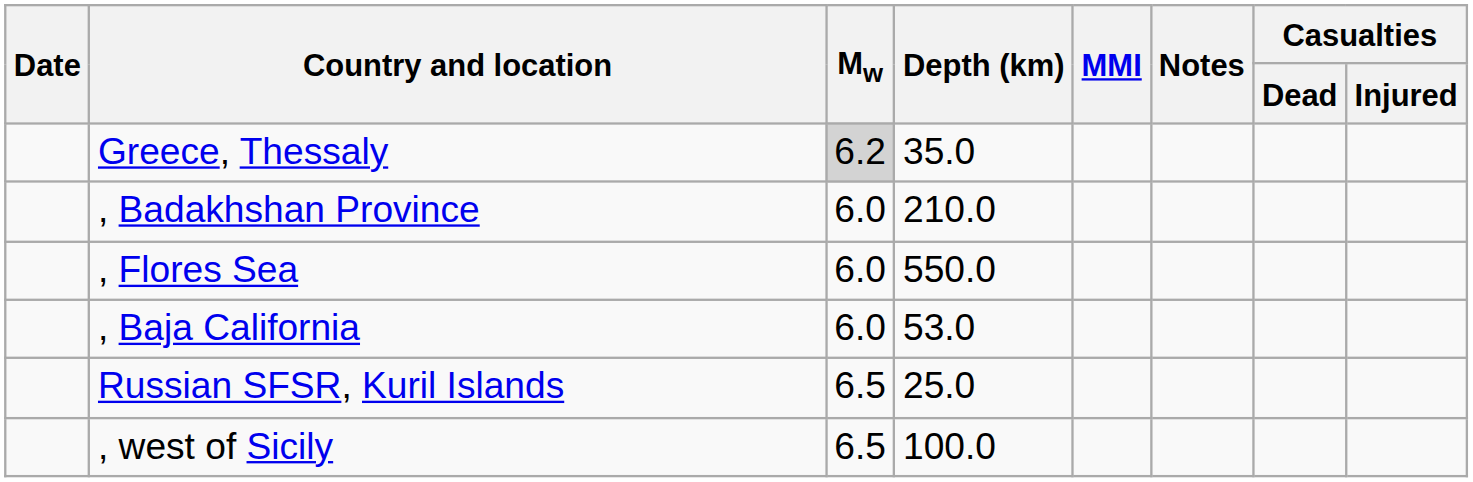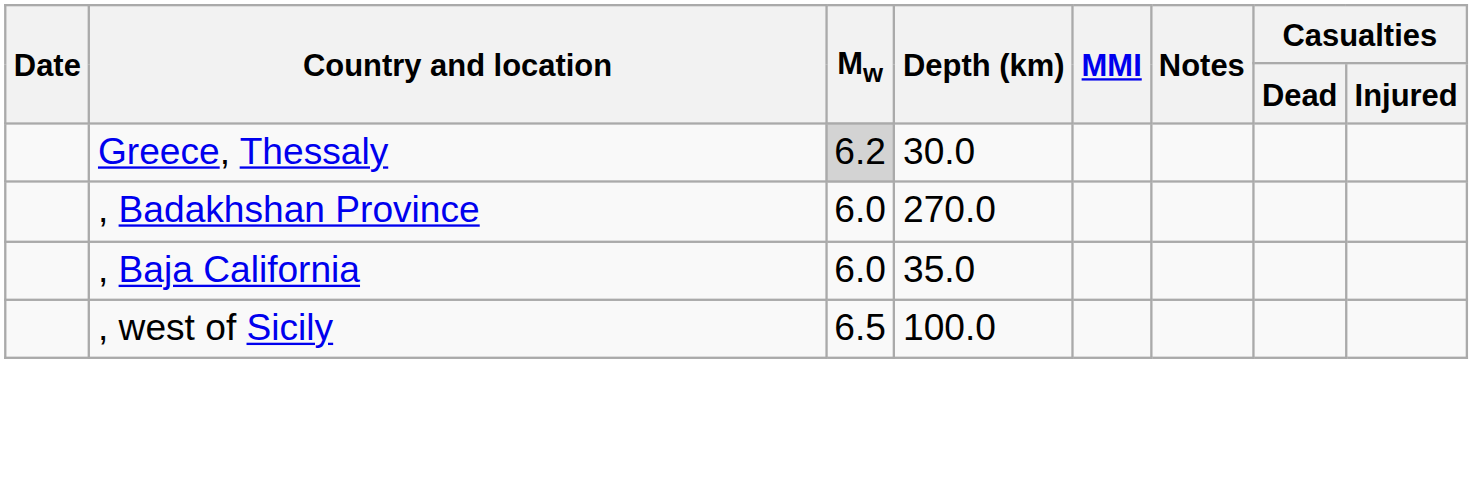(939, 151) 35.0 -> (939, 151) 30.0
(949, 210) 210.0 -> (949, 210) 270.0
- row: (198, 269)
(939, 328) 53.0 -> (939, 269) 35.0
- row: (331, 387)
